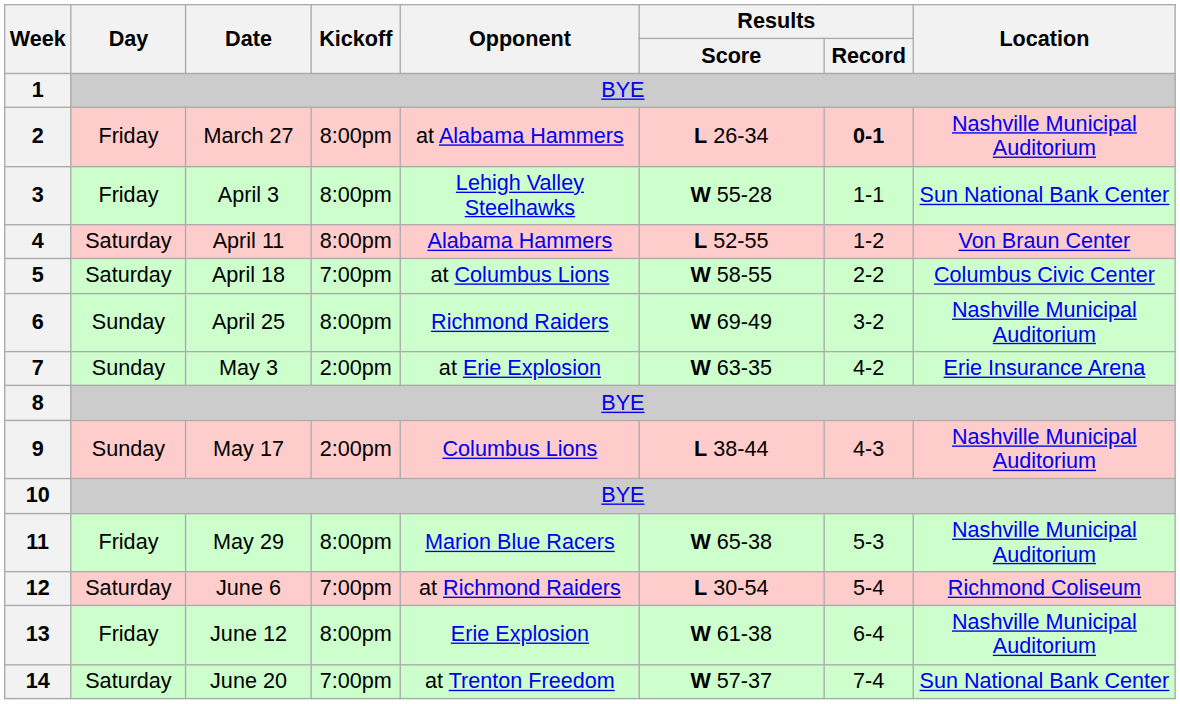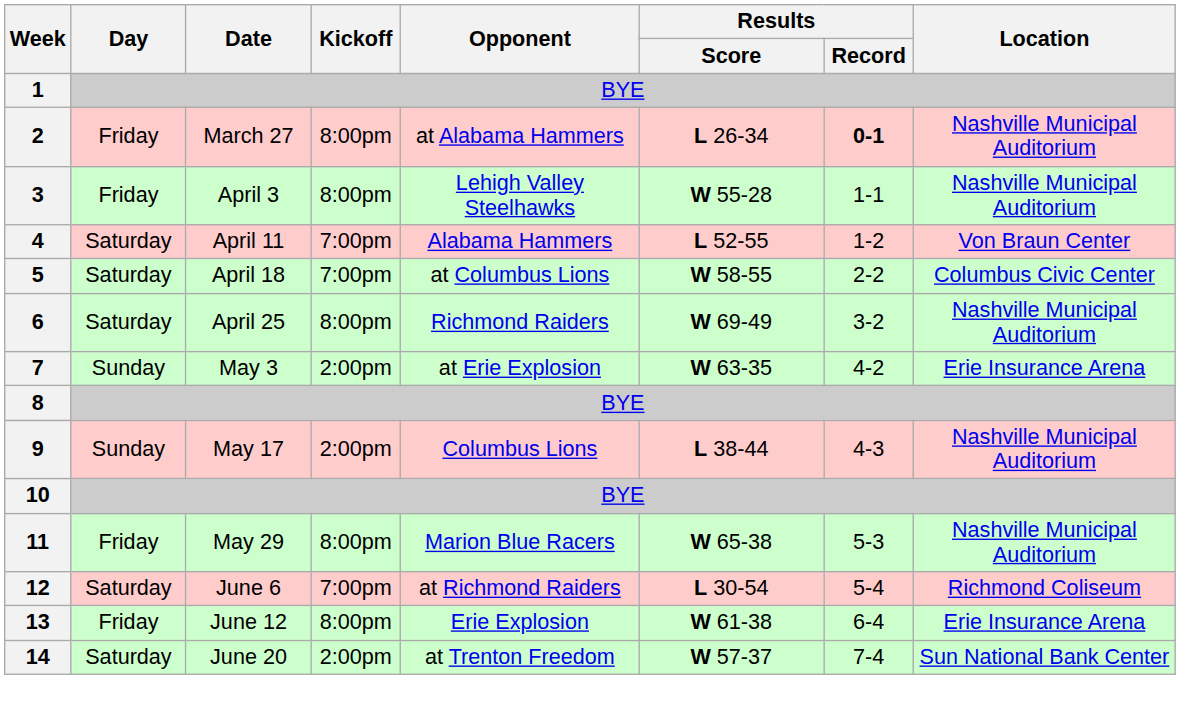(1044, 195) Sun National Bank Center -> (1044, 195) Nashville Municipal Auditorium
(356, 241) 8:00pm -> (356, 241) 7:00pm
(128, 322) Sunday -> (128, 322) Saturday
(1044, 634) Nashville Municipal Auditorium -> (1044, 622) Erie Insurance Arena
(356, 681) 7:00pm -> (356, 656) 2:00pm
